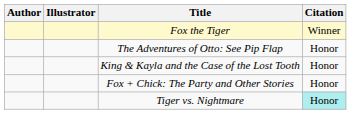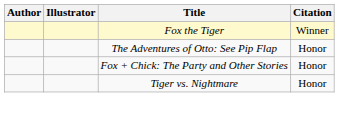- row: (200, 65)
(324, 100) paleturquoise background -> (312, 83) no background
